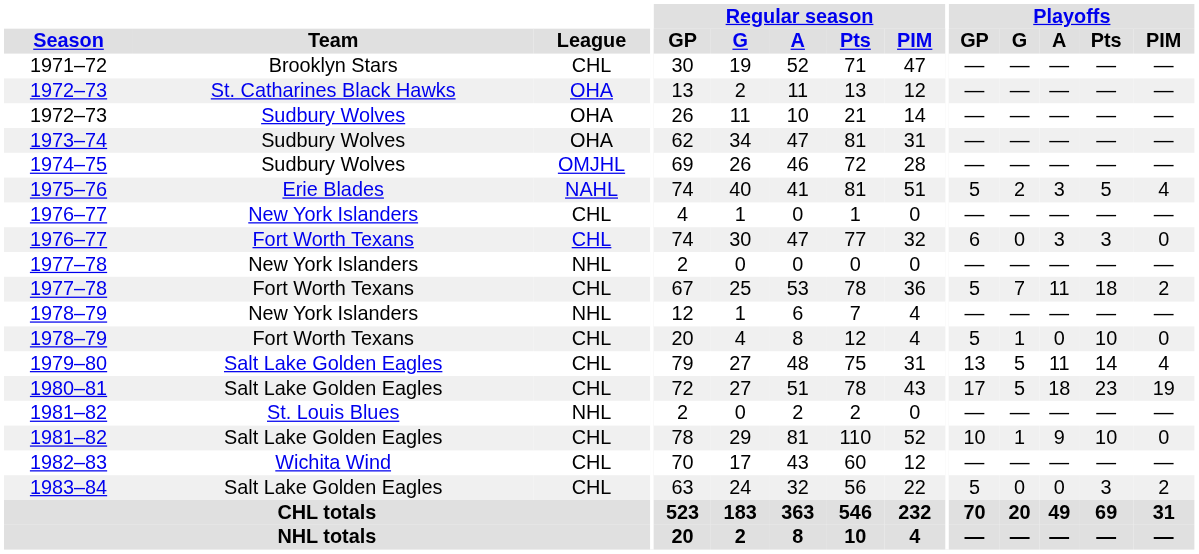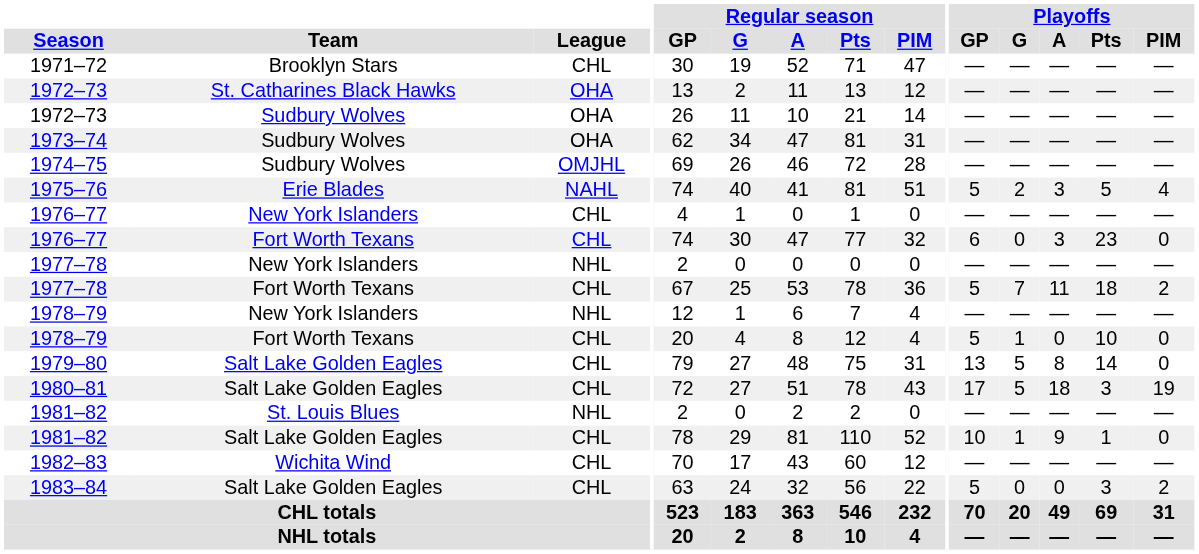(1106, 239) 3 -> (1106, 239) 23
(1059, 363) 11 -> (1059, 363) 8
(1164, 363) 4 -> (1164, 363) 0
(1106, 388) 23 -> (1106, 388) 3
(1106, 437) 10 -> (1106, 437) 1
